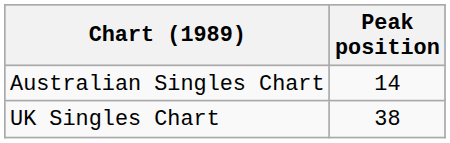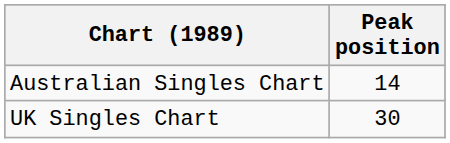(387, 119) 38 -> (387, 119) 30
